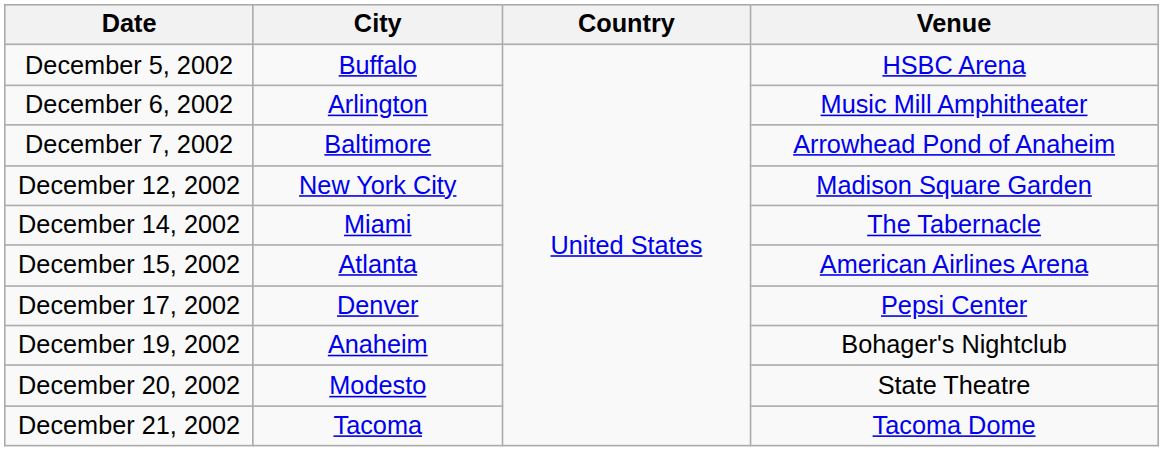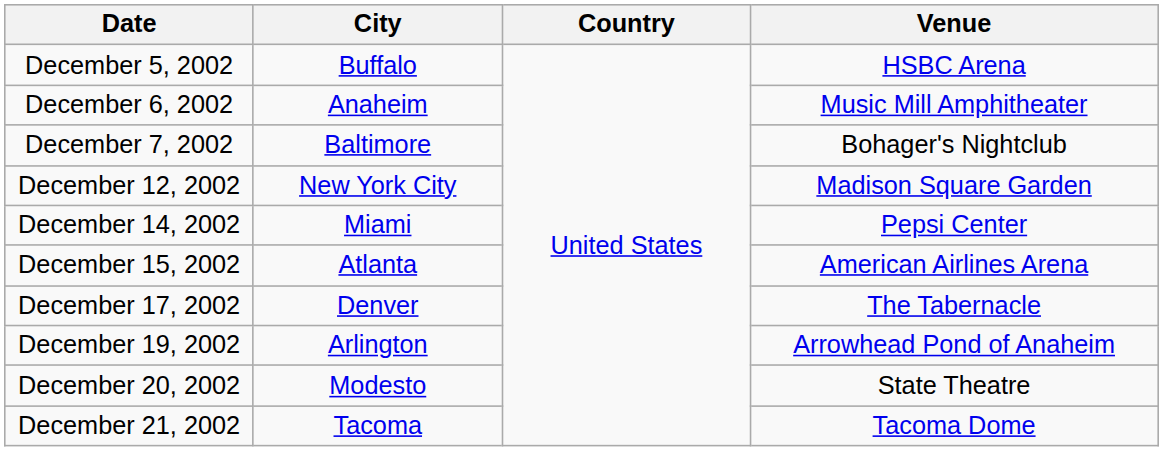(378, 104) Arlington -> (378, 104) Anaheim
(954, 144) Arrowhead Pond of Anaheim -> (954, 144) Bohager's Nightclub
(954, 225) The Tabernacle -> (954, 225) Pepsi Center
(954, 305) Pepsi Center -> (954, 305) The Tabernacle
(378, 345) Anaheim -> (378, 345) Arlington
(954, 345) Bohager's Nightclub -> (954, 345) Arrowhead Pond of Anaheim
